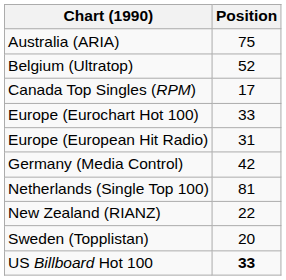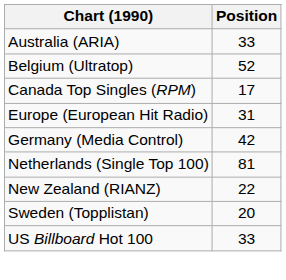(247, 41) 75 -> (247, 41) 33
- row: (103, 115)
(247, 262) bold -> (247, 238) normal
